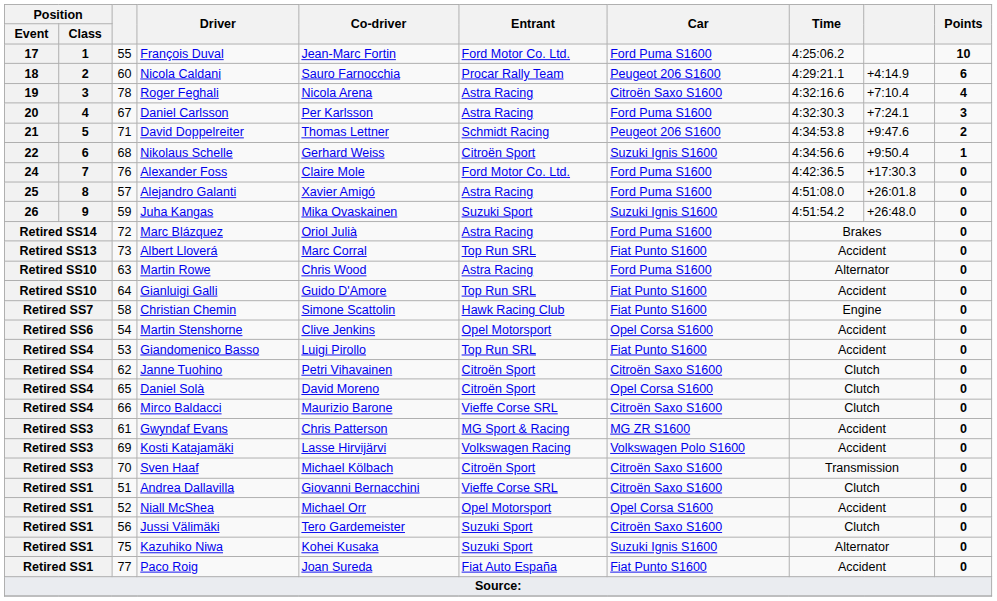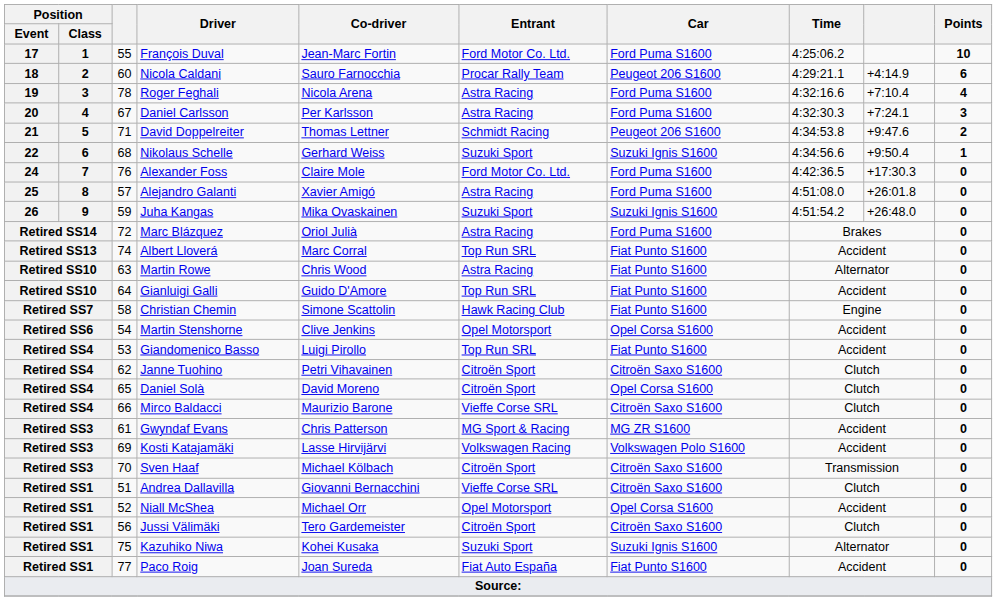(666, 93) Citroën Saxo S1600 -> (661, 93) Ford Puma S1600
(498, 152) Citroën Sport -> (497, 152) Suzuki Sport
(125, 251) 73 -> (125, 251) 74
(661, 270) Ford Puma S1600 -> (658, 270) Fiat Punto S1600
(497, 527) Suzuki Sport -> (498, 527) Citroën Sport
